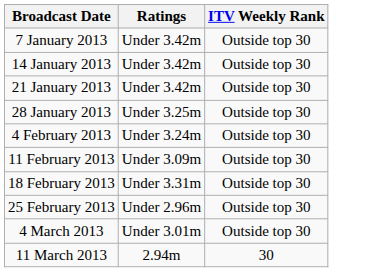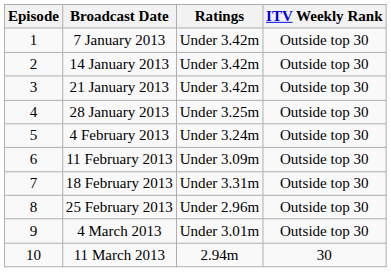+ column: (33, 16)
